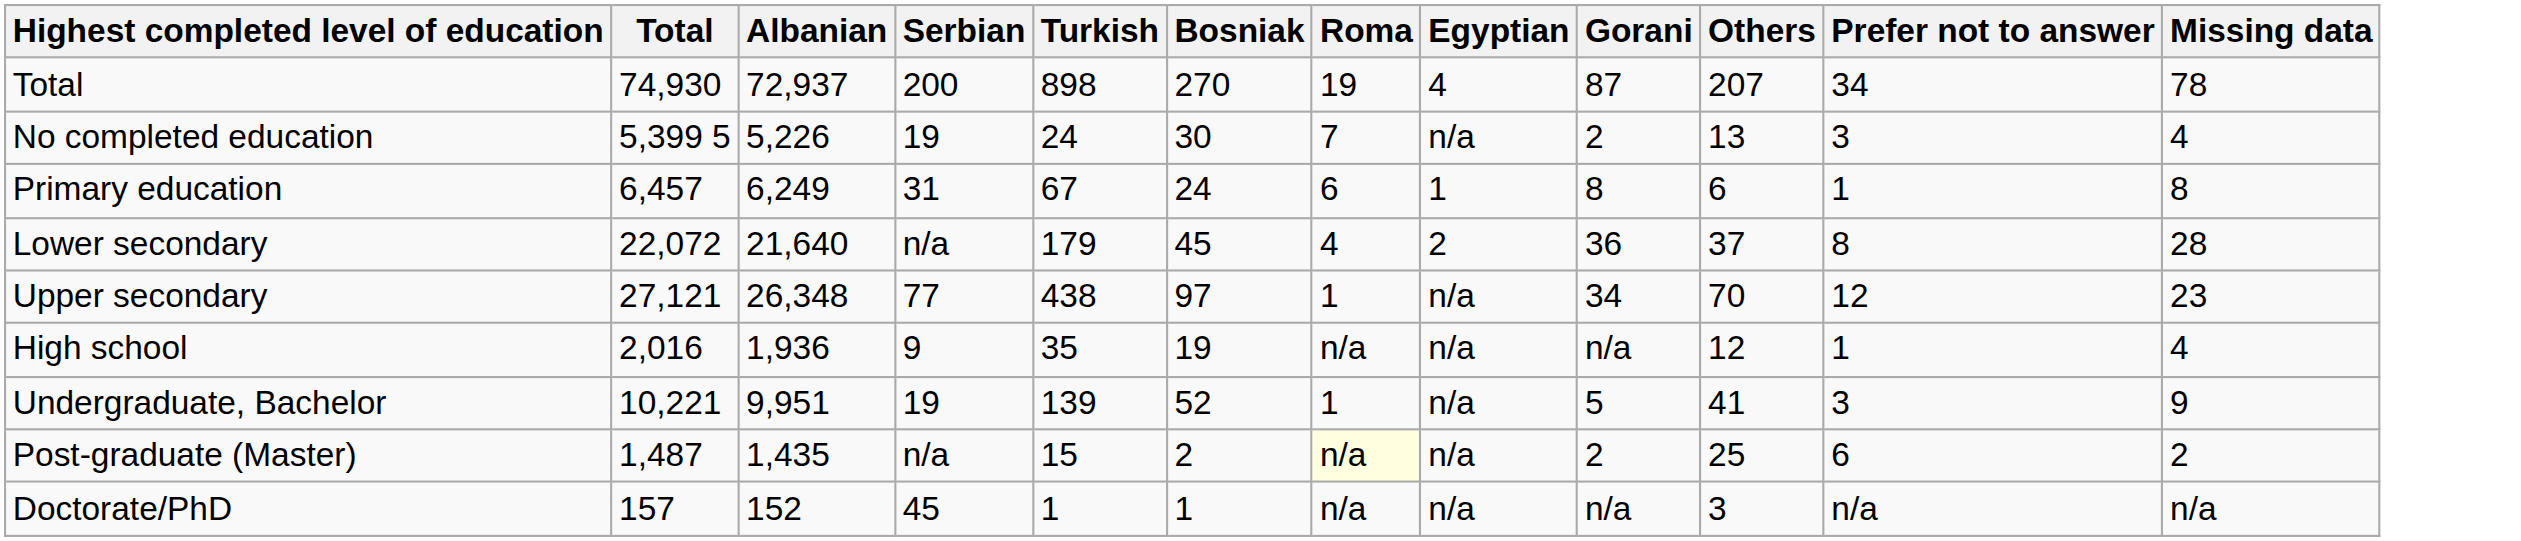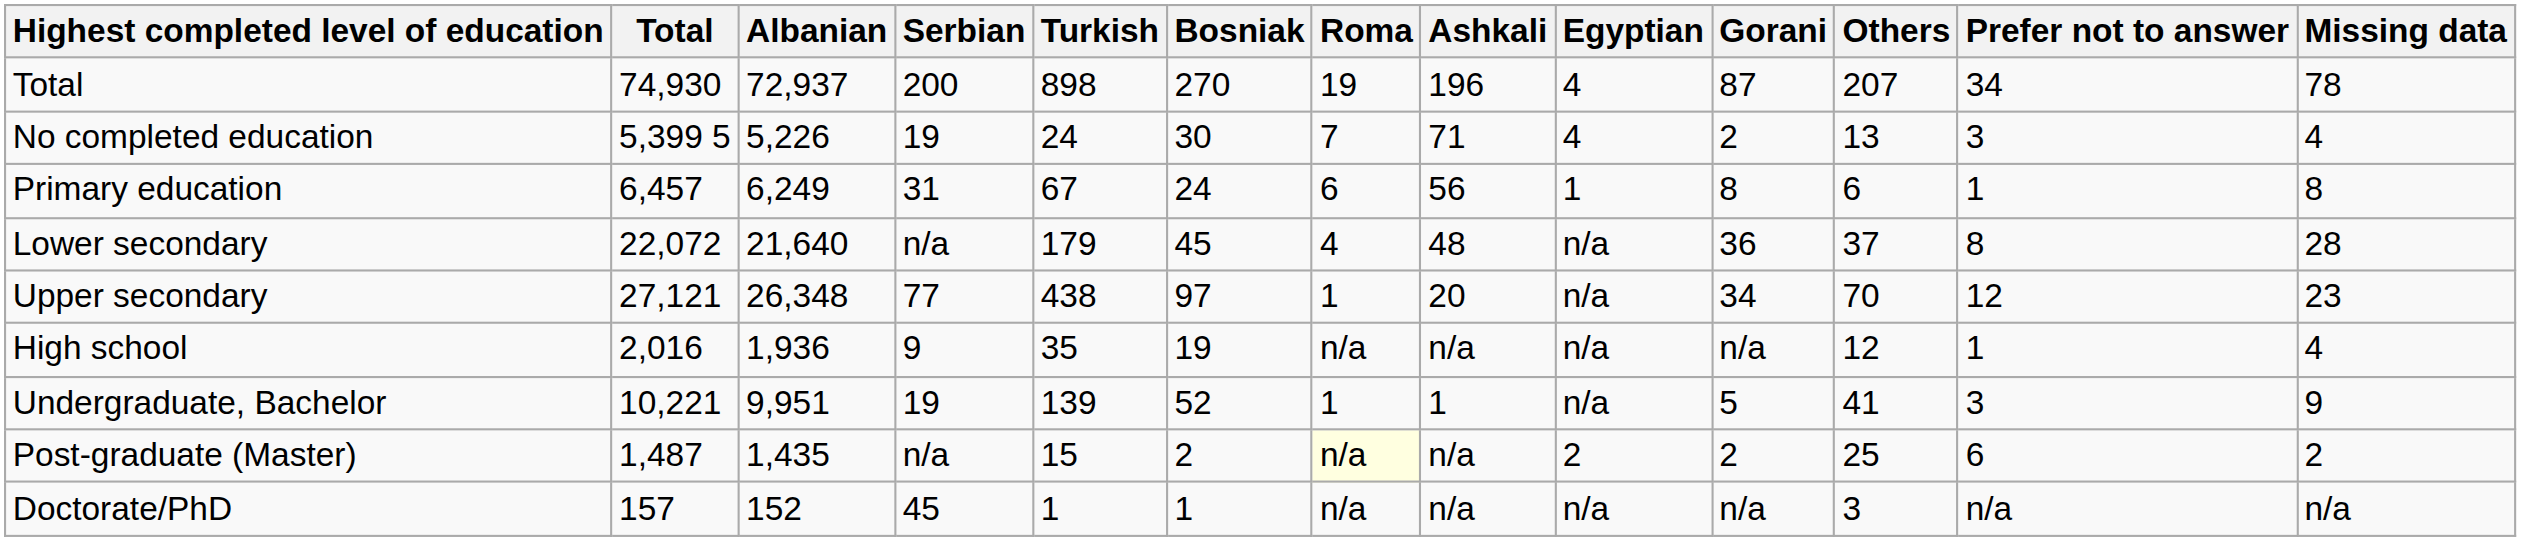+ column: (1488, 31)
(1452, 137) n/a -> (1572, 137) 4
(1438, 243) 2 -> (1586, 243) n/a
(1452, 455) n/a -> (1572, 455) 2
